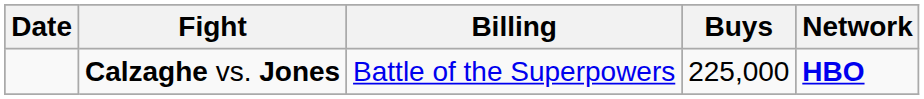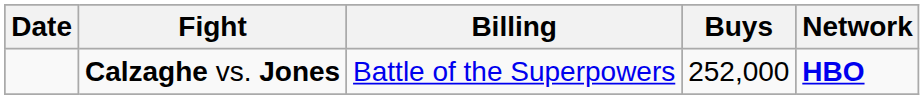(739, 71) 225,000 -> (739, 71) 252,000
